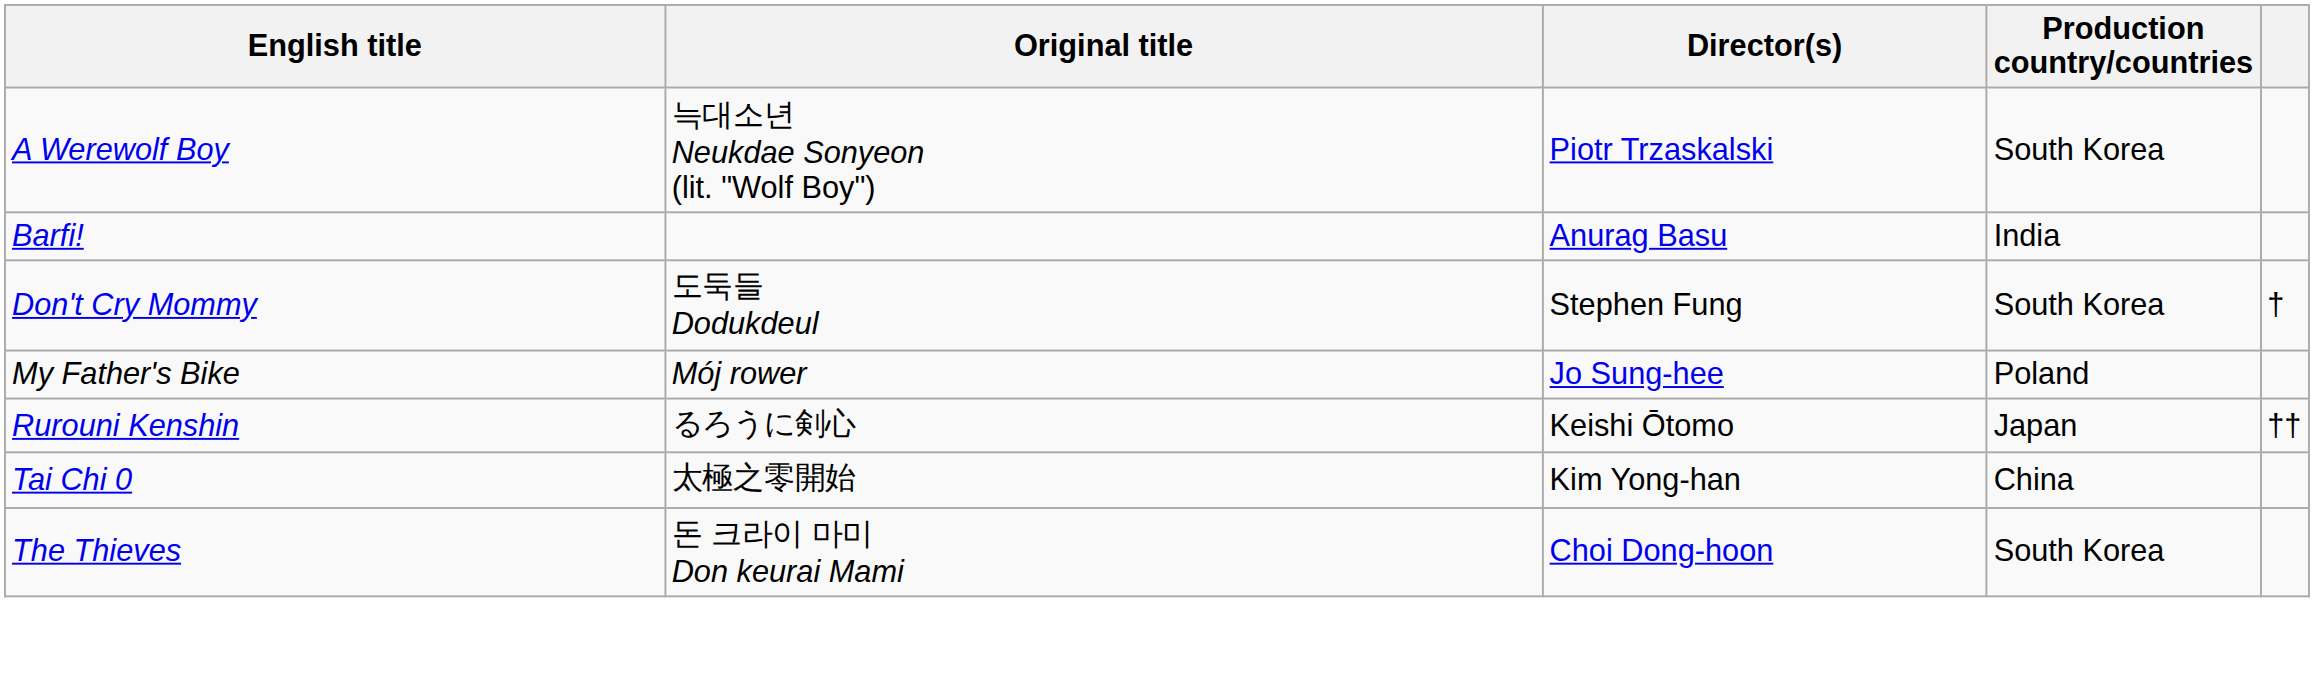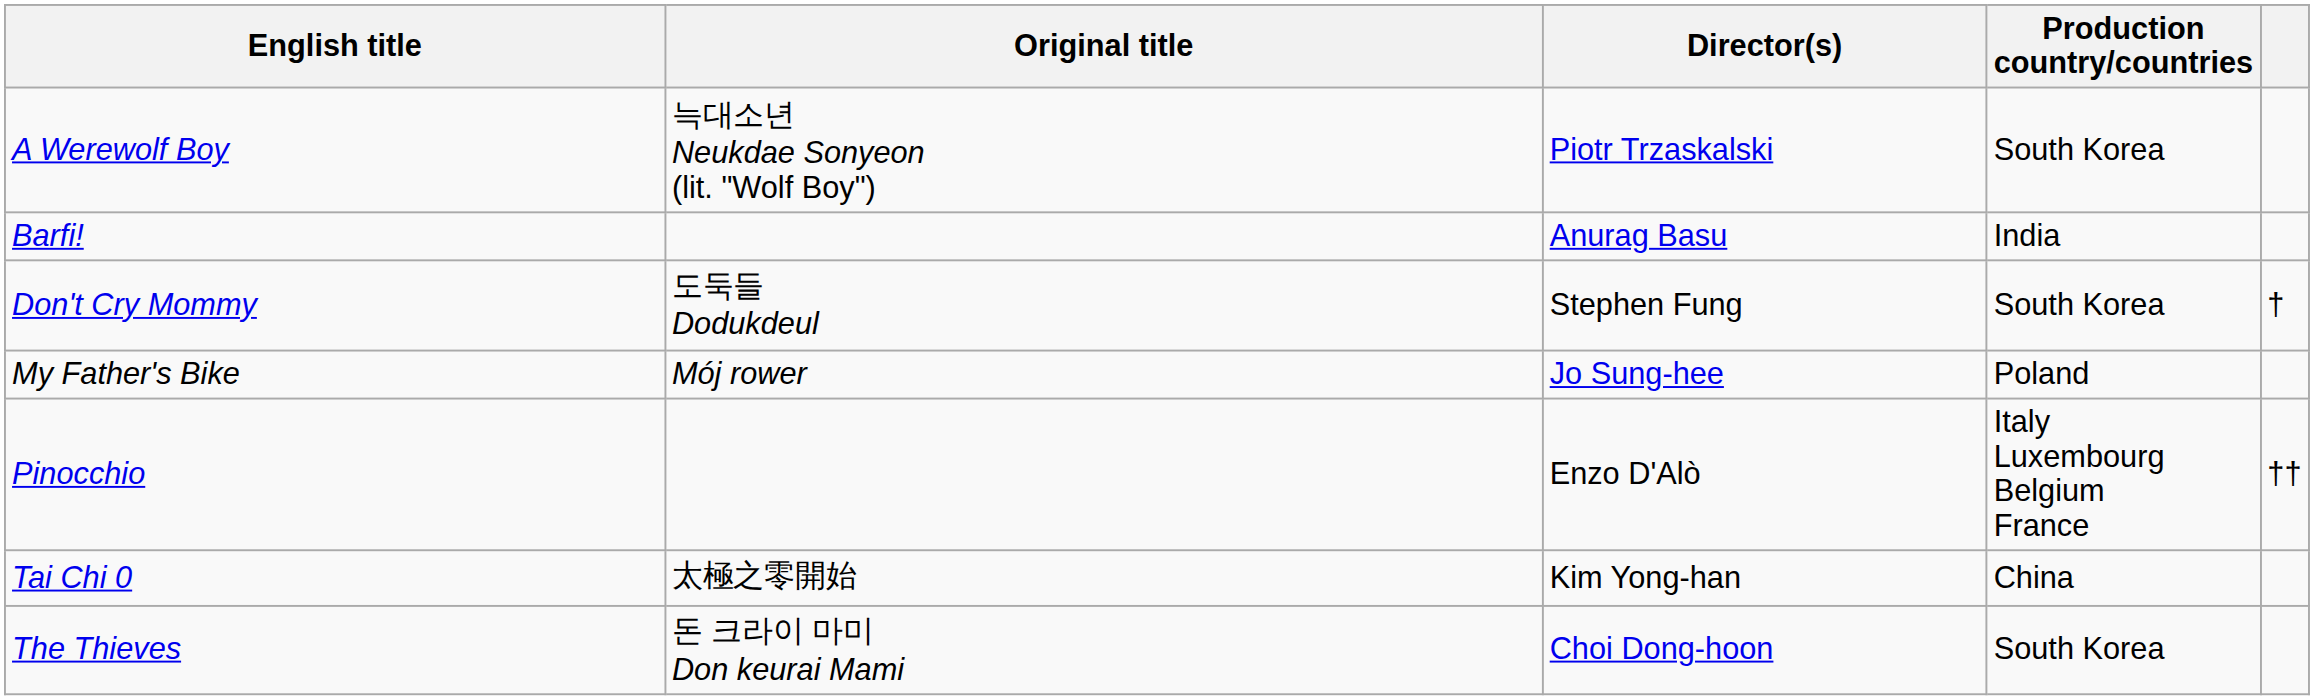+ row: (79, 474)
- row: (126, 425)
